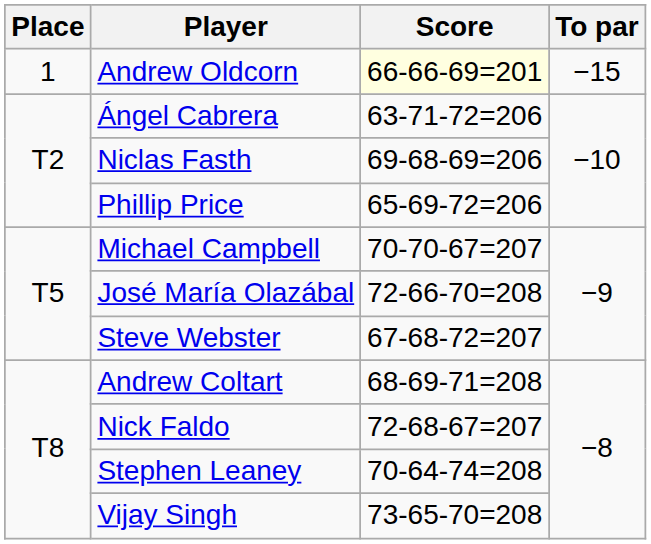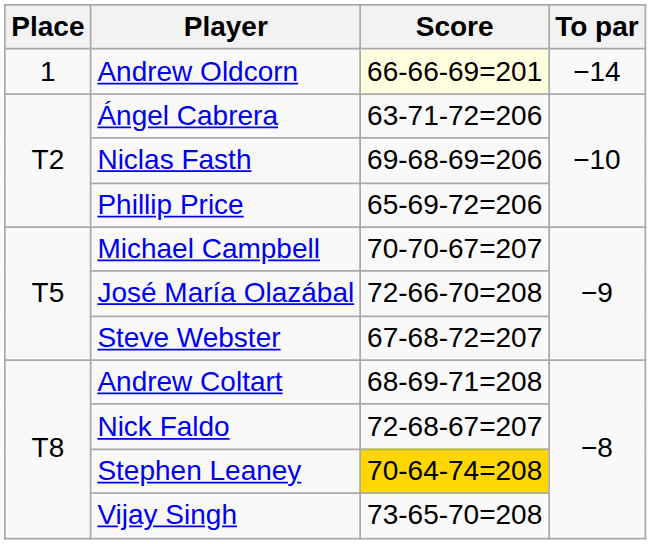(597, 71) −15 -> (597, 71) −14
(455, 470) no background -> (455, 470) gold background
